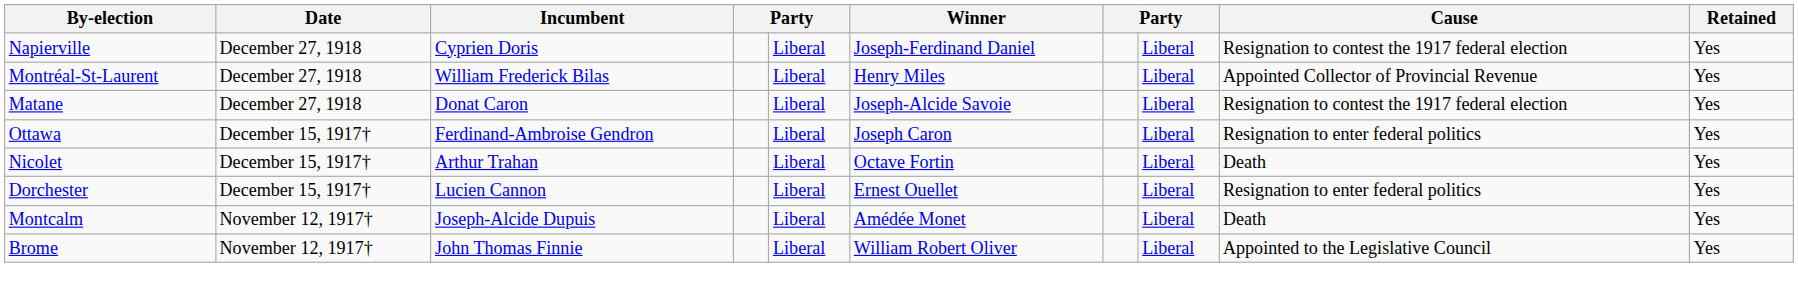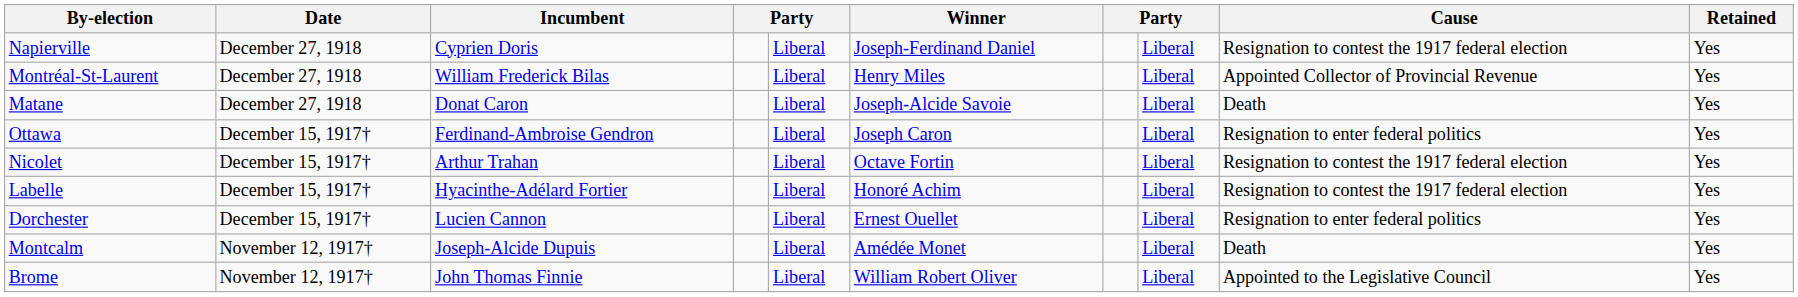(1395, 104) Resignation to contest the 1917 federal election -> (1245, 104) Death
(1245, 162) Death -> (1395, 162) Resignation to contest the 1917 federal election
+ row: (36, 190)
